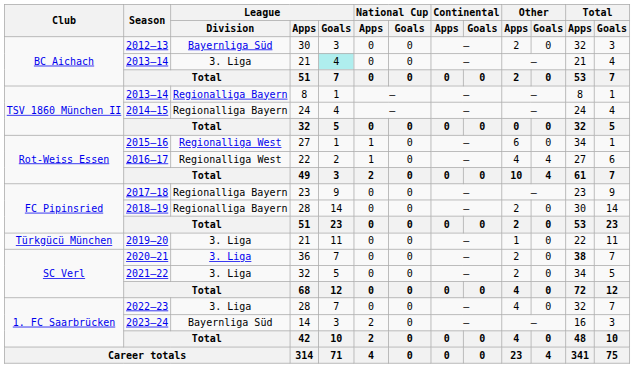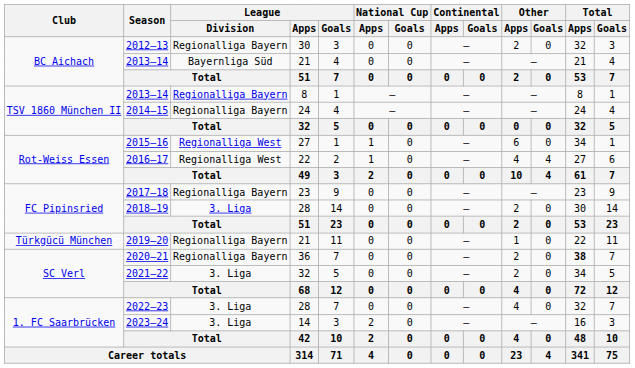(230, 45) Bayernliga Süd -> (230, 45) Regionalliga Bayern
(230, 61) 3. Liga -> (230, 61) Bayernliga Süd
(336, 61) paleturquoise background -> (336, 61) no background
(230, 208) Regionalliga Bayern -> (230, 208) 3. Liga
(230, 241) 3. Liga -> (230, 241) Regionalliga Bayern
(230, 257) 3. Liga -> (230, 257) Regionalliga Bayern
(230, 323) Bayernliga Süd -> (230, 323) 3. Liga
